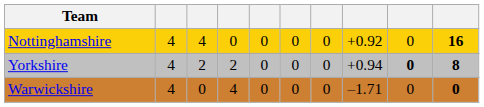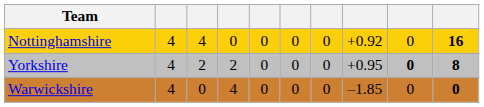(365, 65) +0.94 -> (365, 65) +0.95
(365, 89) –1.71 -> (365, 89) –1.85
